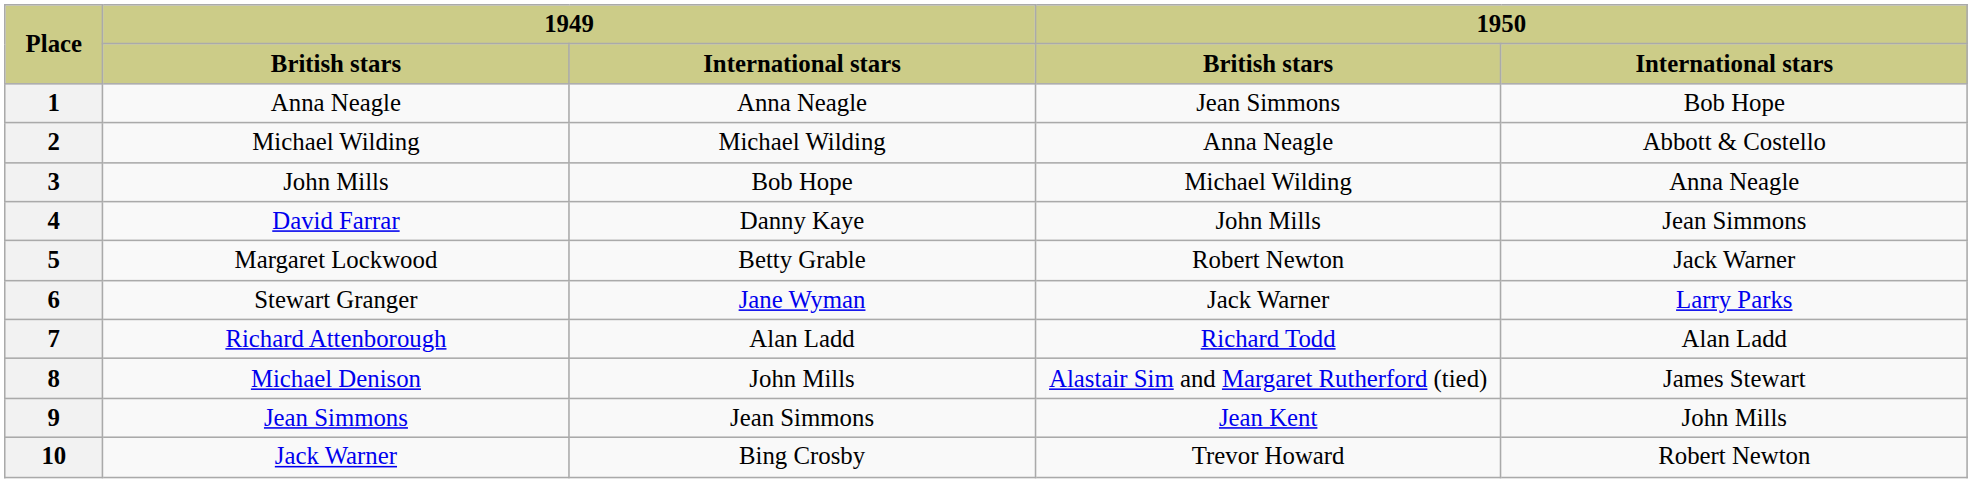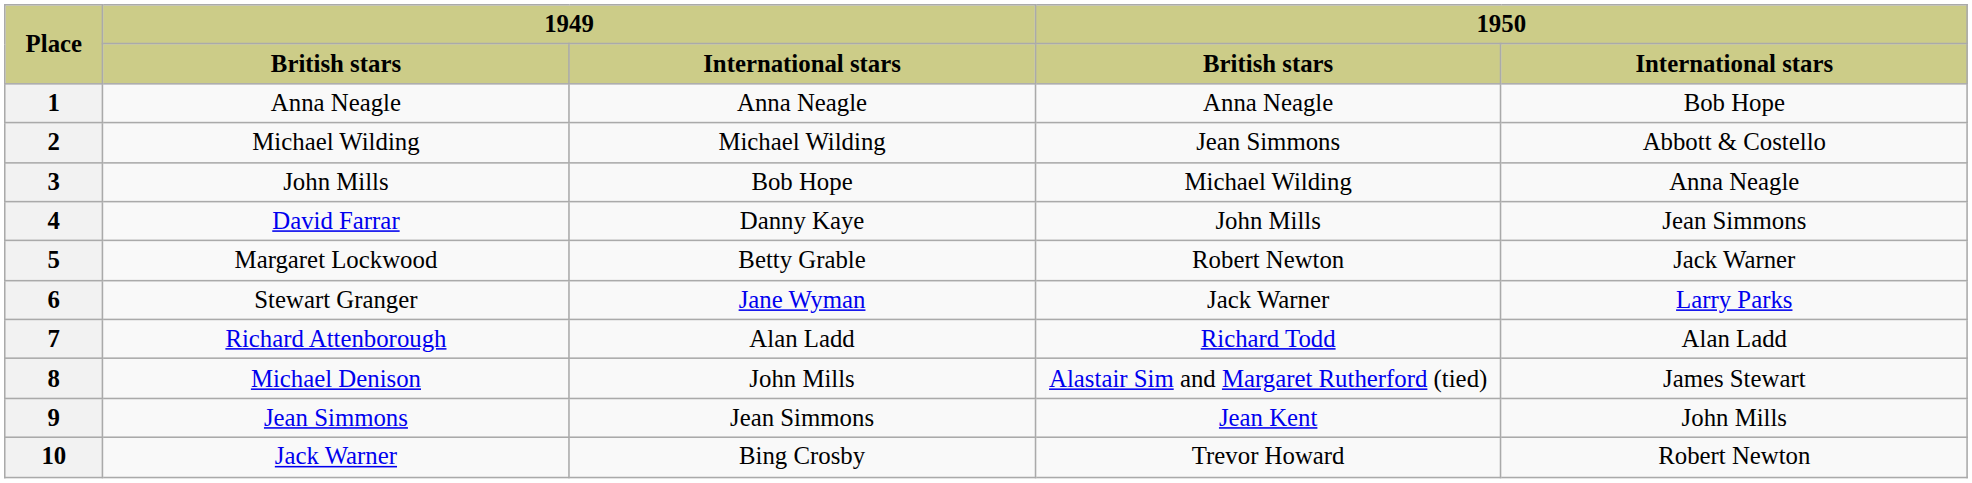(1268, 102) Jean Simmons -> (1268, 102) Anna Neagle
(1268, 142) Anna Neagle -> (1268, 142) Jean Simmons
